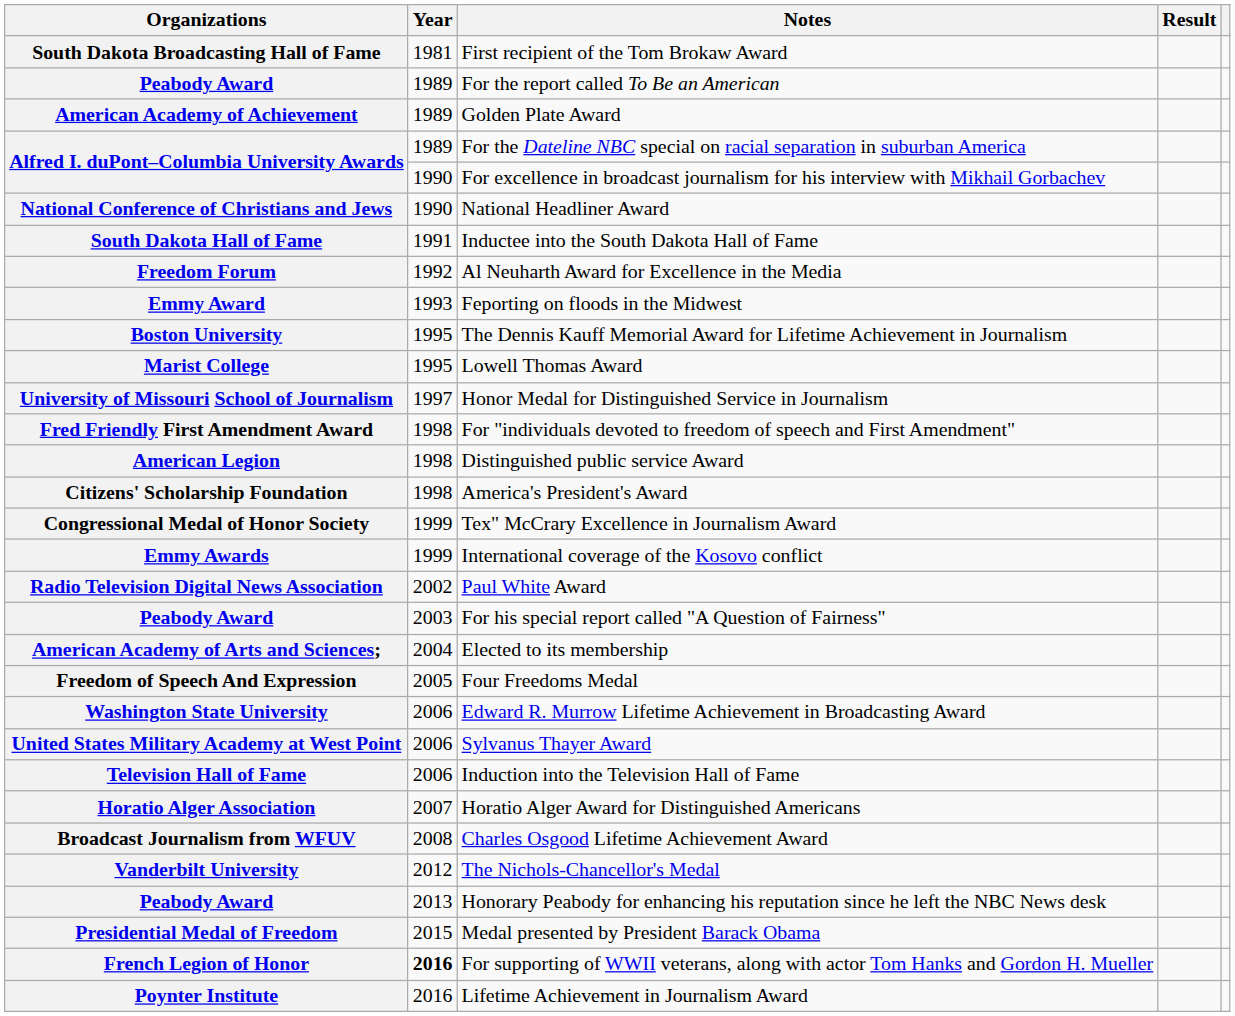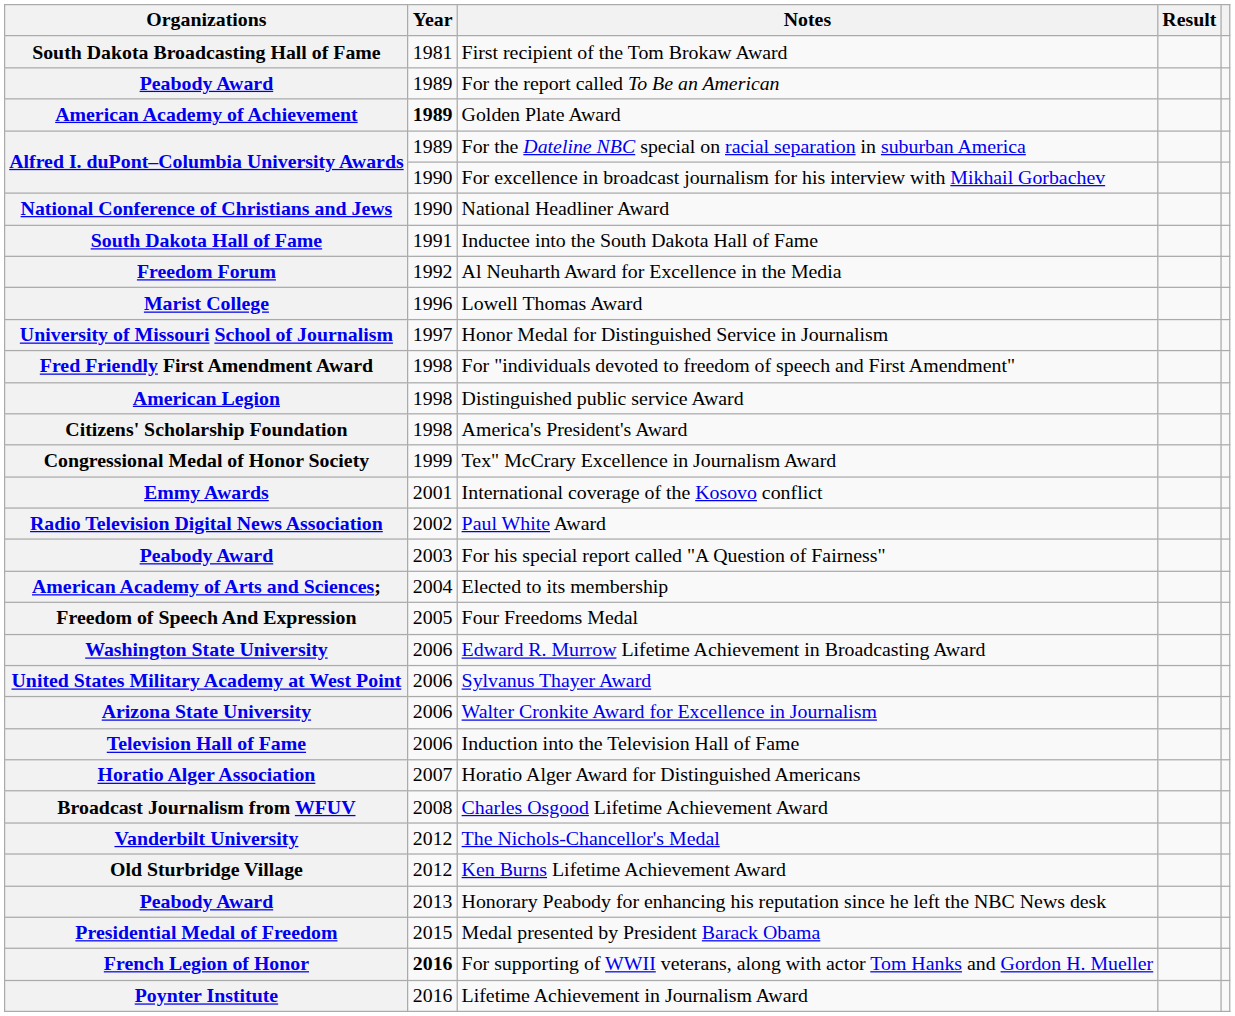(433, 114) normal -> (433, 114) bold
- row: (206, 303)
- row: (206, 334)
(433, 366) 1995 -> (433, 303) 1996
(433, 555) 1999 -> (433, 492) 2001
+ row: (206, 712)
+ row: (206, 869)
